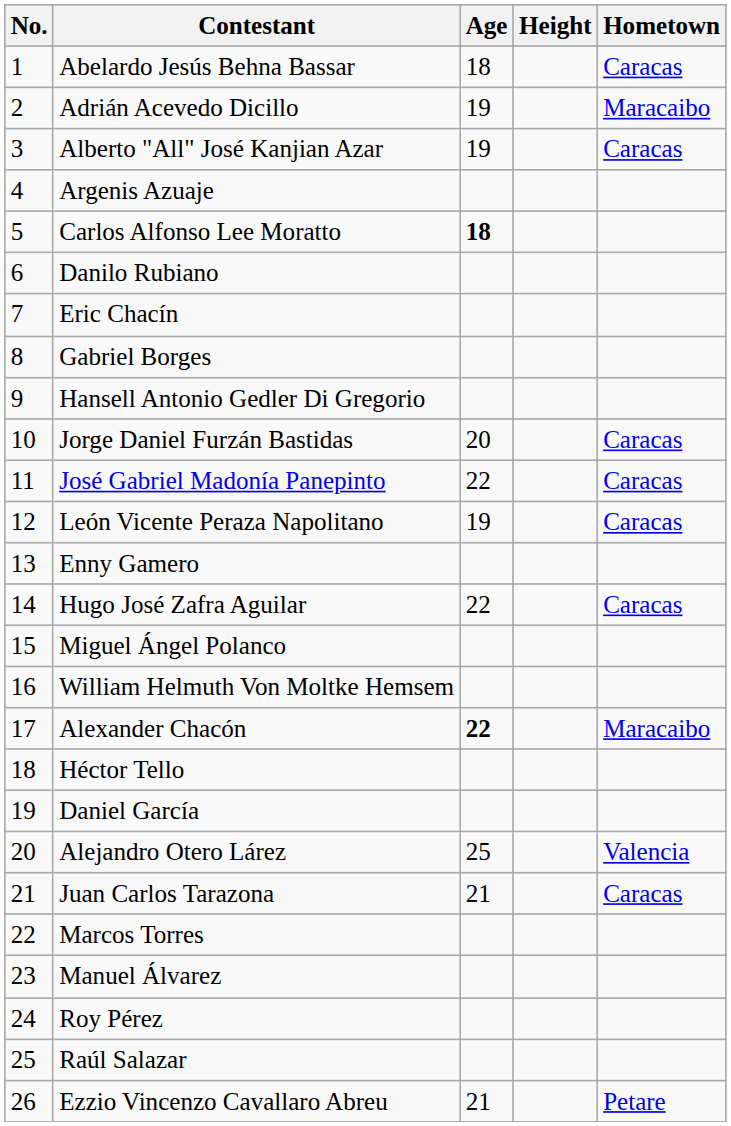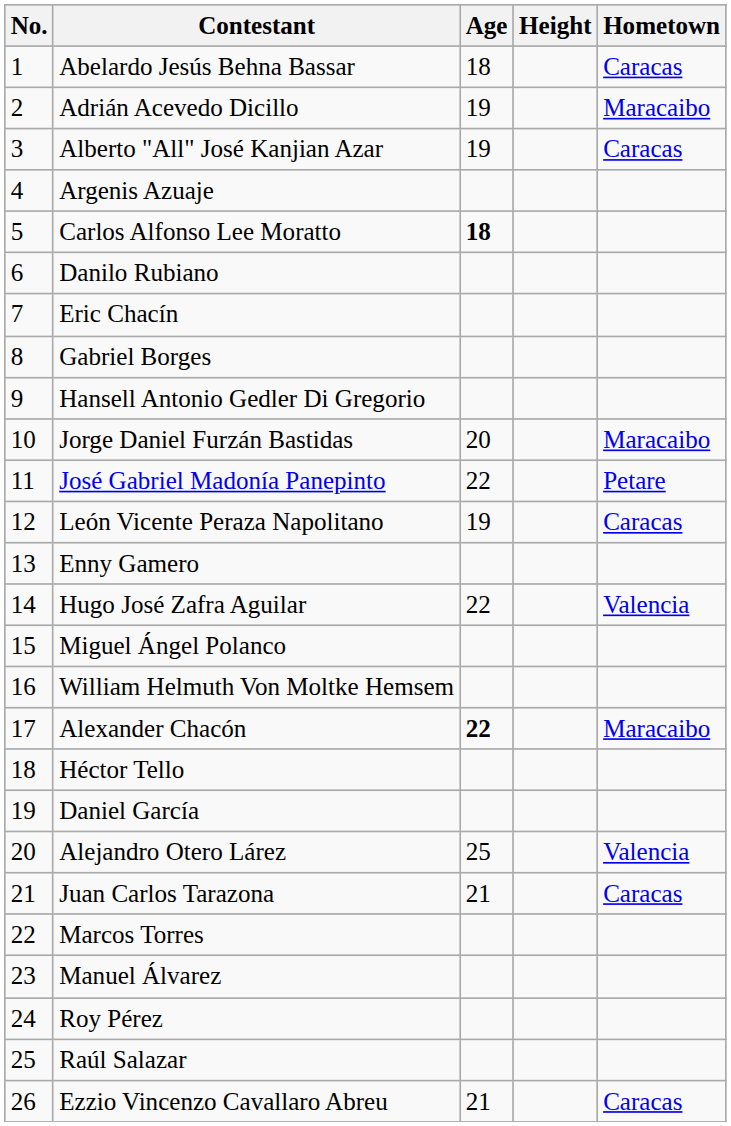(643, 438) Caracas -> (657, 438) Maracaibo
(643, 480) Caracas -> (634, 480) Petare
(643, 604) Caracas -> (646, 604) Valencia
(634, 1100) Petare -> (643, 1100) Caracas
